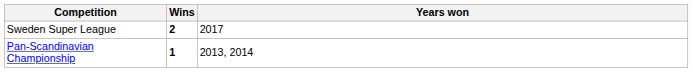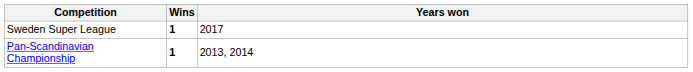(172, 30) 2 -> (172, 30) 1
